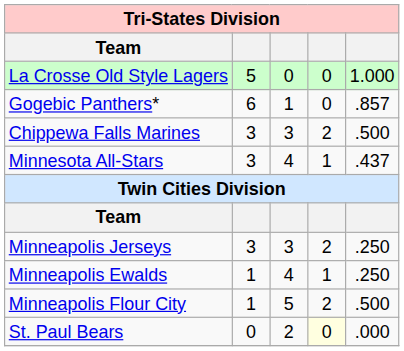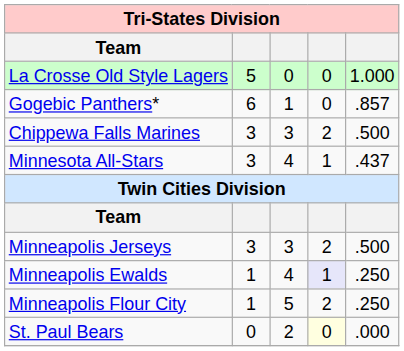(372, 246) .250 -> (372, 246) .500
(327, 275) no background -> (327, 275) lavender background
(372, 303) .500 -> (372, 303) .250
